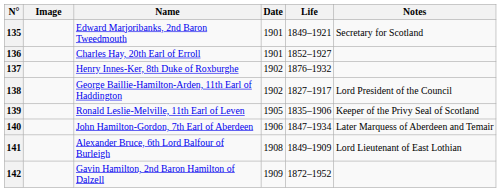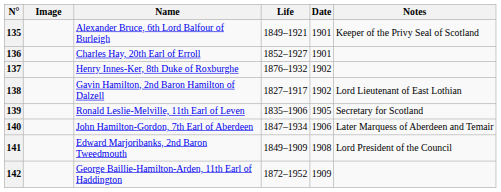columns swapped: (309, 12) <-> (273, 12)
(142, 33) Edward Marjoribanks, 2nd Baron Tweedmouth -> (150, 33) Alexander Bruce, 6th Lord Balfour of Burleigh
(380, 33) Secretary for Scotland -> (407, 33) Keeper of the Privy Seal of Scotland
(164, 90) George Baillie-Hamilton-Arden, 11th Earl of Haddington -> (155, 90) Gavin Hamilton, 2nd Baron Hamilton of Dalzell
(394, 90) Lord President of the Council -> (399, 90) Lord Lieutenant of East Lothian
(407, 111) Keeper of the Privy Seal of Scotland -> (380, 111) Secretary for Scotland
(150, 148) Alexander Bruce, 6th Lord Balfour of Burleigh -> (142, 148) Edward Marjoribanks, 2nd Baron Tweedmouth
(399, 148) Lord Lieutenant of East Lothian -> (394, 148) Lord President of the Council
(155, 174) Gavin Hamilton, 2nd Baron Hamilton of Dalzell -> (164, 174) George Baillie-Hamilton-Arden, 11th Earl of Haddington
